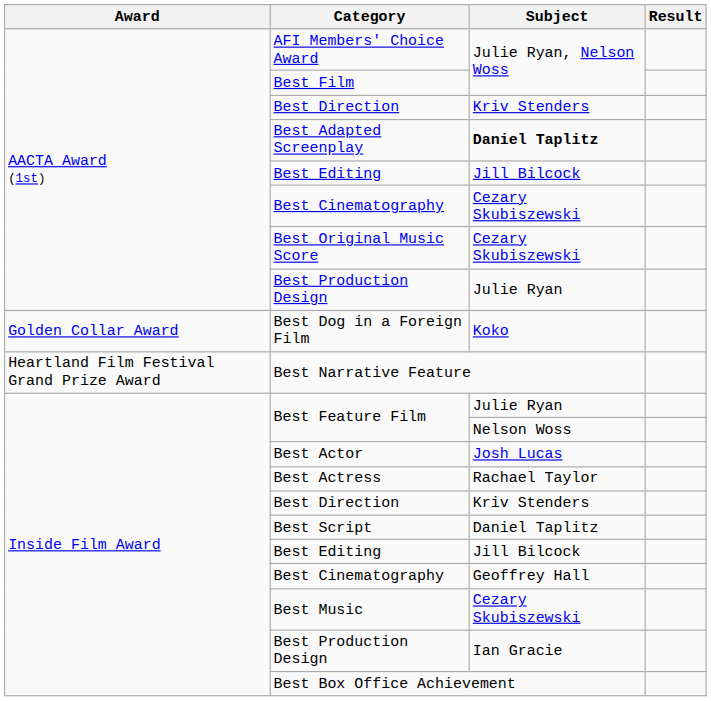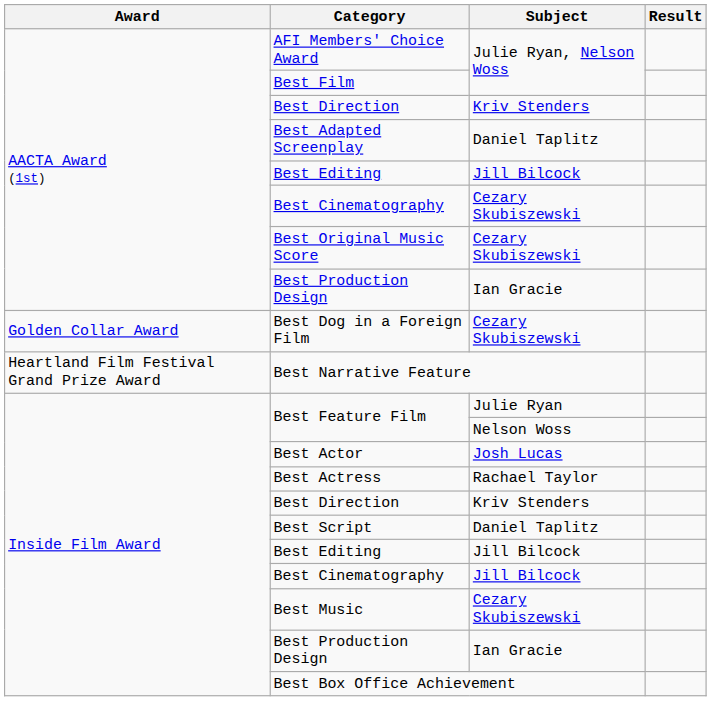(536, 140) bold -> (536, 140) normal
(518, 289) Julie Ryan -> (518, 289) Ian Gracie
(491, 331) Koko -> (527, 331) Cezary Skubiszewski
(531, 576) Geoffrey Hall -> (527, 576) Jill Bilcock
